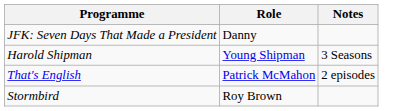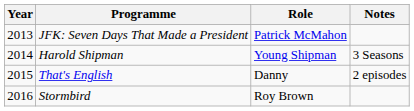+ column: (20, 14)
(240, 34) Danny -> (300, 34) Patrick McMahon
(269, 75) Patrick McMahon -> (271, 75) Danny
